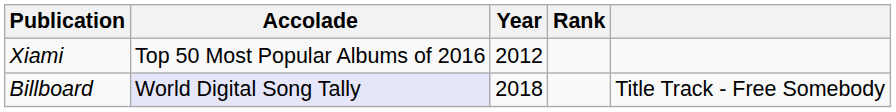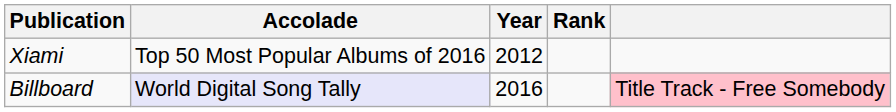(519, 89) 2018 -> (519, 89) 2016
(750, 89) no background -> (750, 89) pink background
